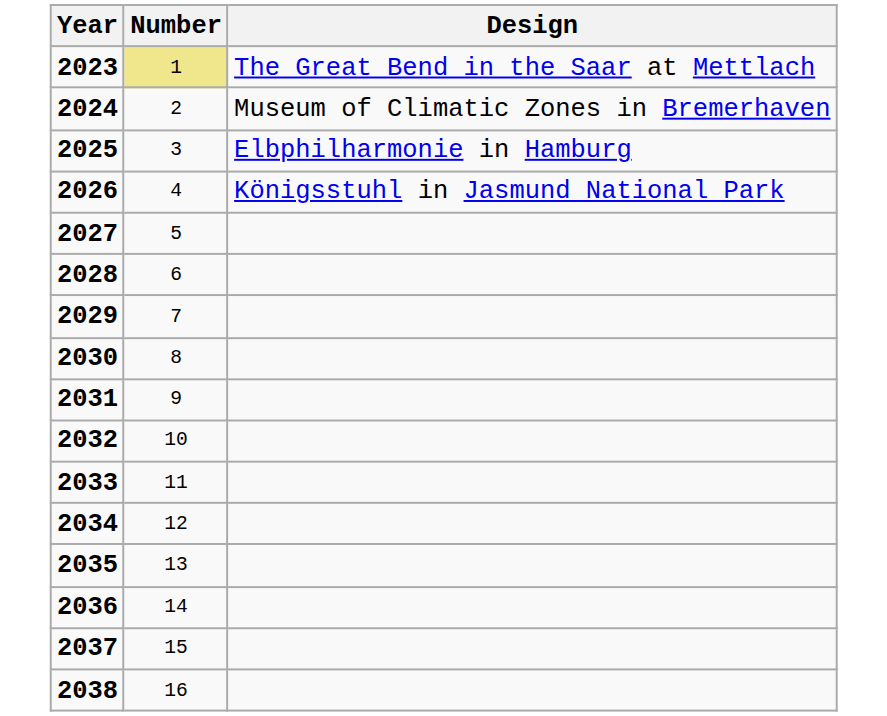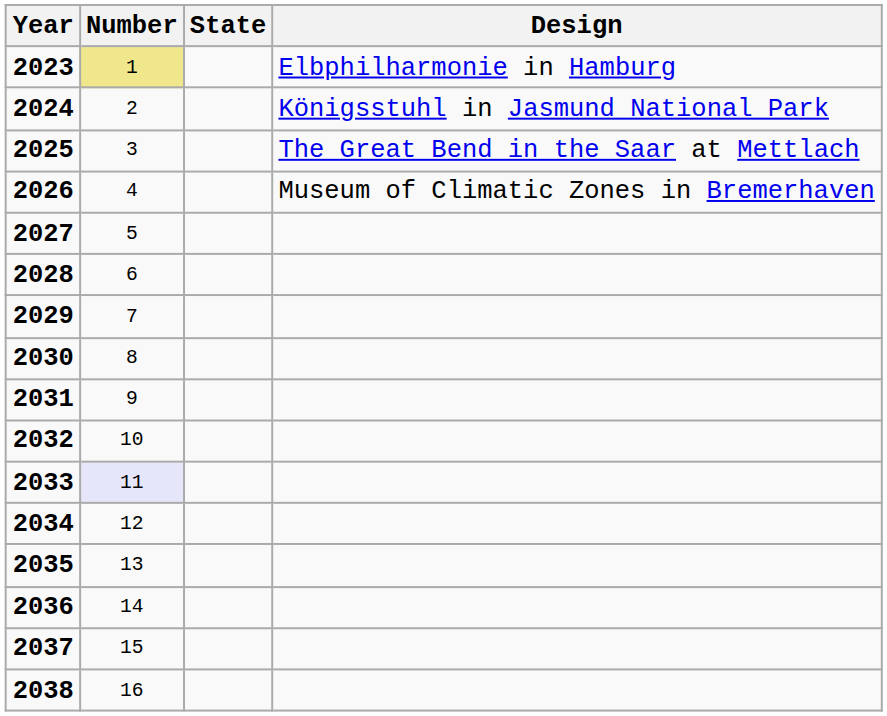+ column: (228, 26)
(525, 67) The Great Bend in the Saar at Mettlach -> (477, 67) Elbphilharmonie in Hamburg
(532, 109) Museum of Climatic Zones in Bremerhaven -> (554, 109) Königsstuhl in Jasmund National Park
(433, 150) Elbphilharmonie in Hamburg -> (569, 150) The Great Bend in the Saar at Mettlach
(509, 192) Königsstuhl in Jasmund National Park -> (577, 192) Museum of Climatic Zones in Bremerhaven
(176, 483) no background -> (132, 483) lavender background
